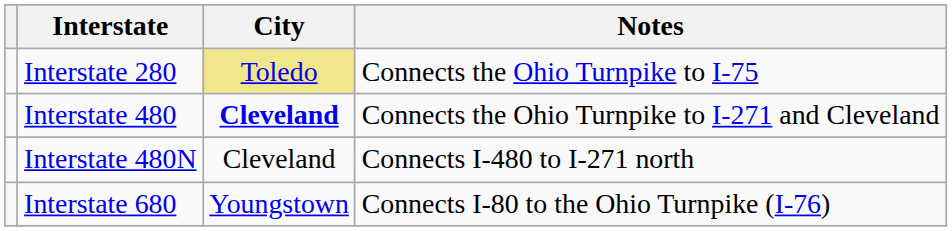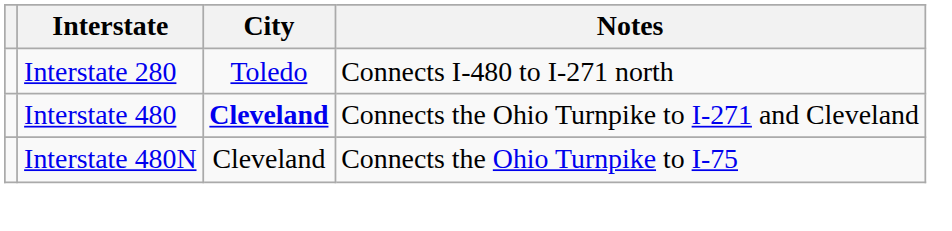(279, 70) khaki background -> (269, 70) no background
(560, 70) Connects the Ohio Turnpike to I-75 -> (508, 70) Connects I-480 to I-271 north
(528, 159) Connects I-480 to I-271 north -> (540, 159) Connects the Ohio Turnpike to I-75
- row: (100, 203)
